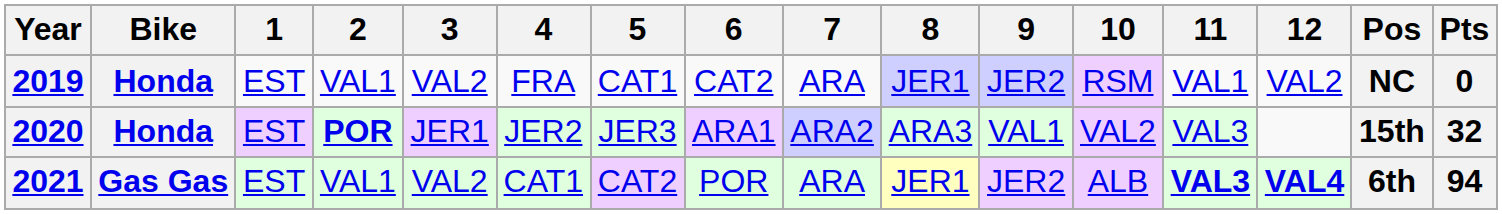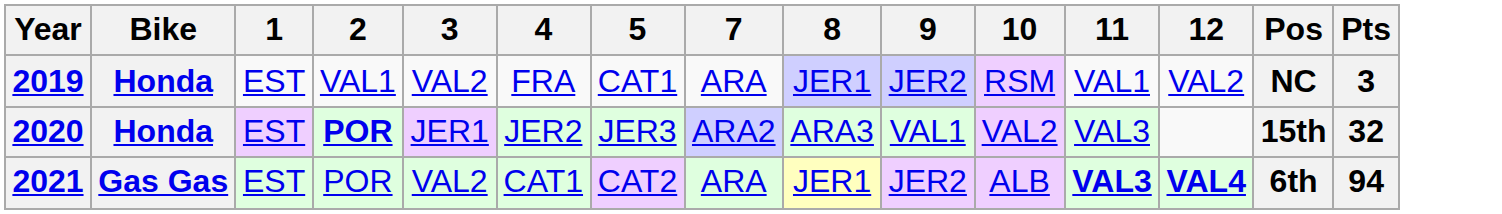- column: (734, 29)
(1464, 80) 0 -> (1366, 80) 3
(358, 182) VAL1 -> (358, 182) POR
